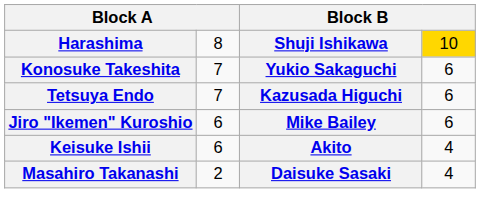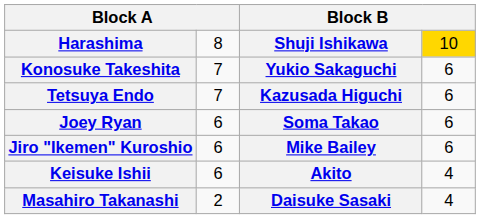+ row: (100, 122)
